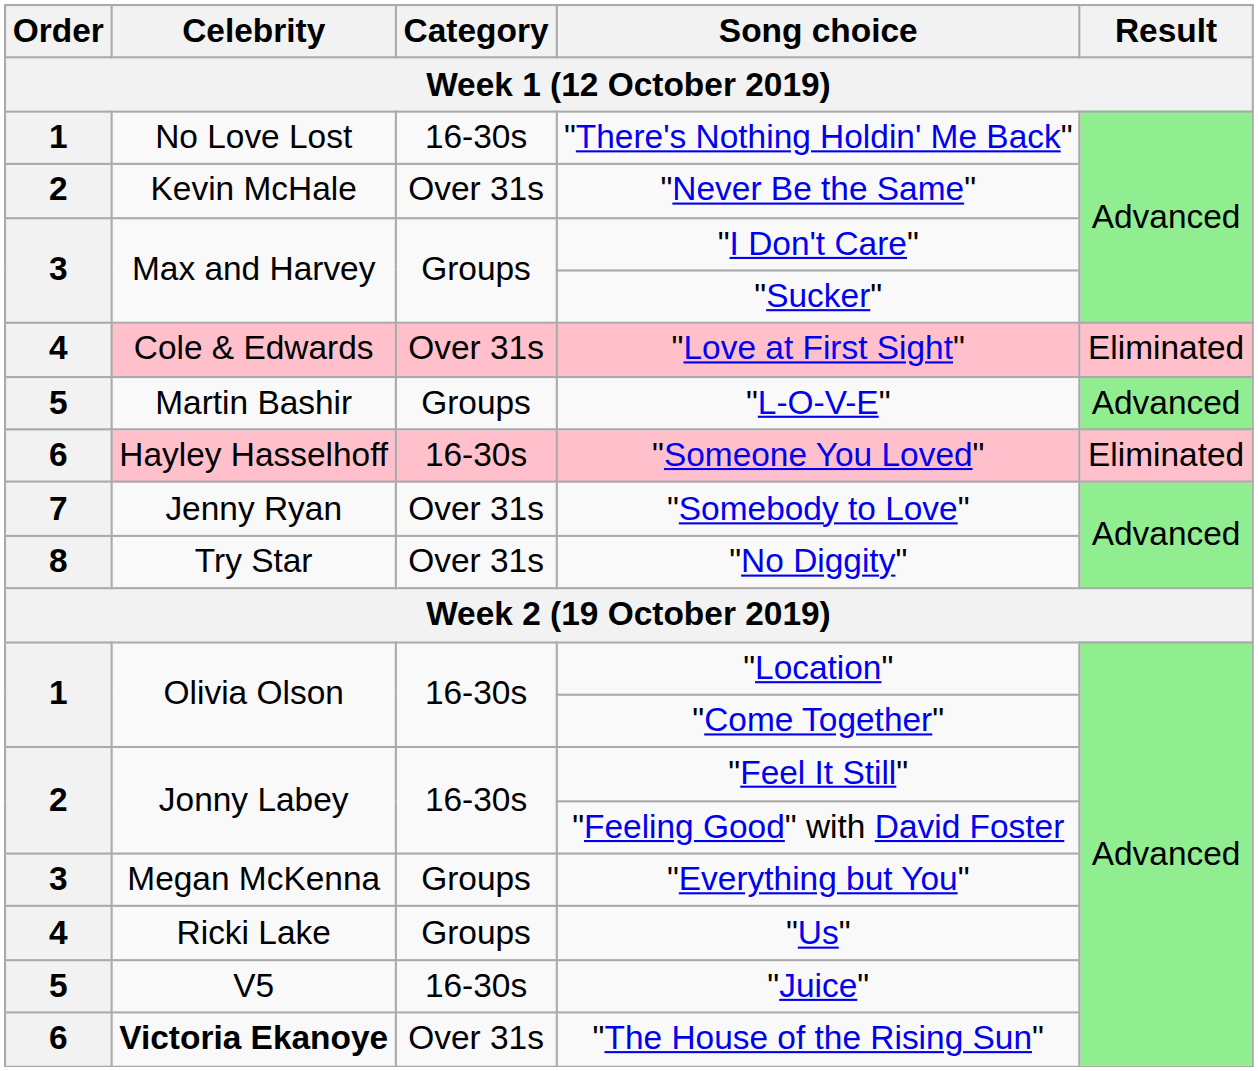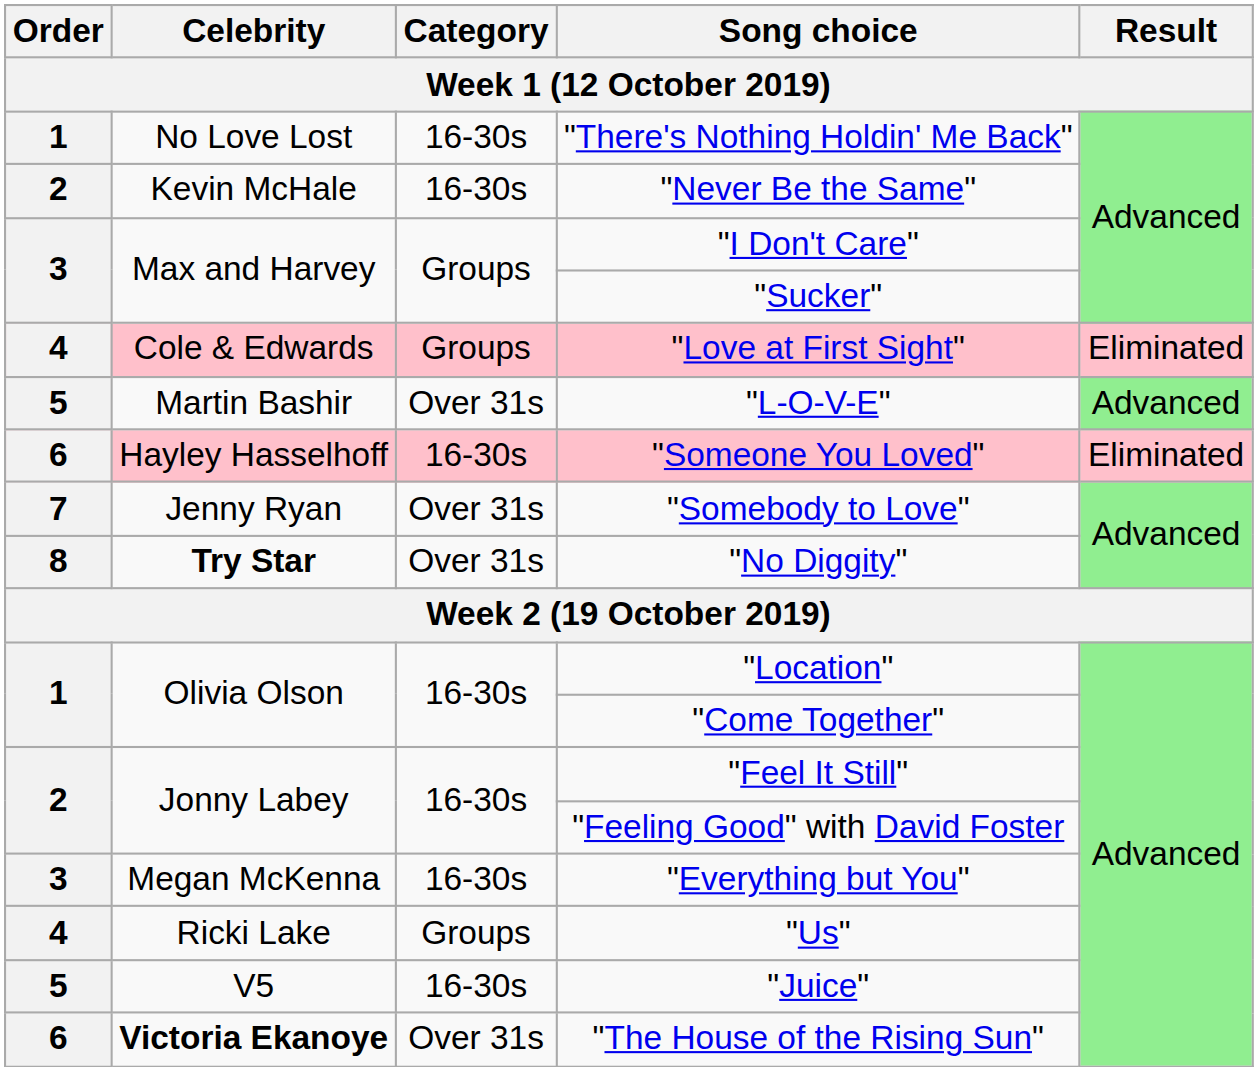(476, 190) Over 31s -> (476, 190) 16-30s
(476, 349) Over 31s -> (476, 349) Groups
(476, 402) Groups -> (476, 402) Over 31s
(254, 561) normal -> (254, 561) bold
(476, 879) Groups -> (476, 879) 16-30s
